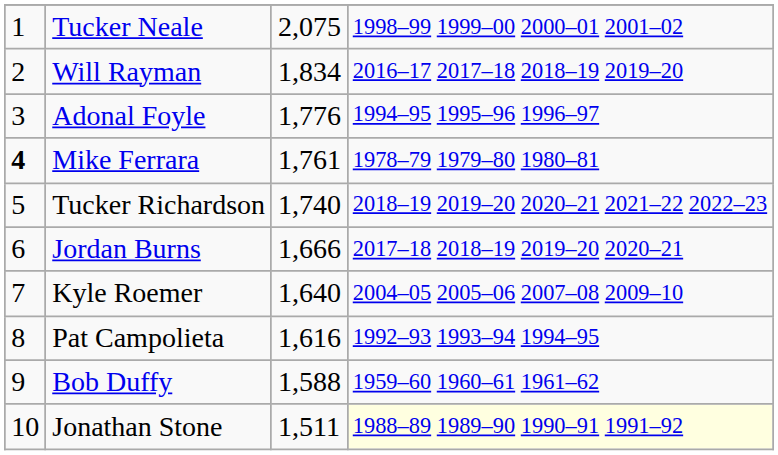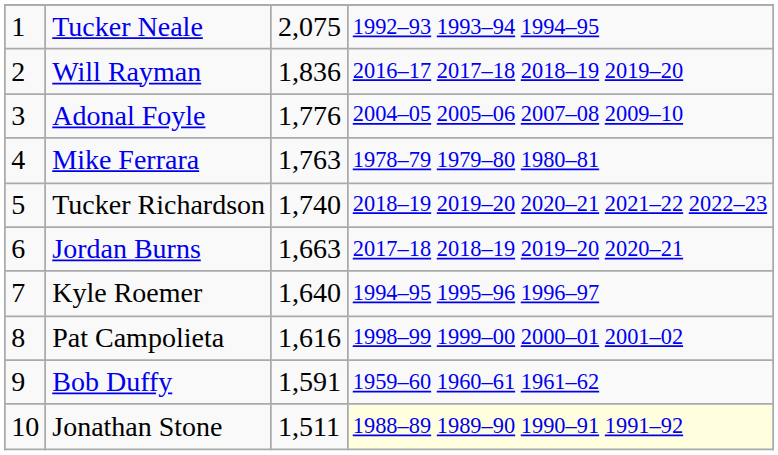(518, 26) 1998–99 1999–00 2000–01 2001–02 -> (476, 26) 1992–93 1993–94 1994–95
(309, 71) 1,834 -> (309, 71) 1,836
(476, 115) 1994–95 1995–96 1996–97 -> (518, 115) 2004–05 2005–06 2007–08 2009–10
(18, 159) bold -> (18, 159) normal
(309, 159) 1,761 -> (309, 159) 1,763
(309, 248) 1,666 -> (309, 248) 1,663
(518, 293) 2004–05 2005–06 2007–08 2009–10 -> (476, 293) 1994–95 1995–96 1996–97
(476, 337) 1992–93 1993–94 1994–95 -> (518, 337) 1998–99 1999–00 2000–01 2001–02
(309, 381) 1,588 -> (309, 381) 1,591
